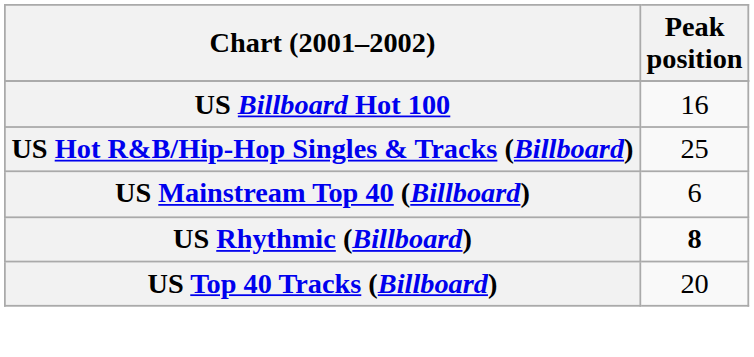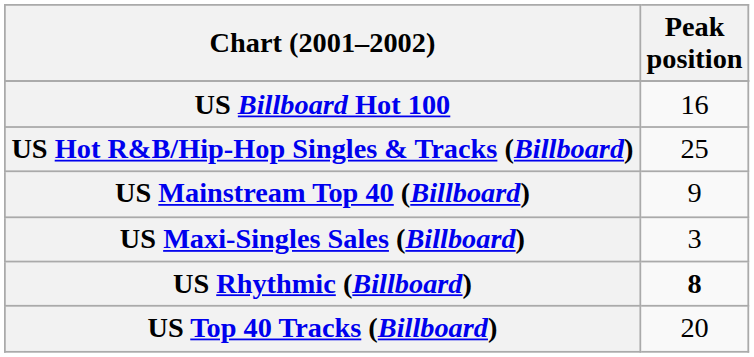(695, 193) 6 -> (695, 193) 9
+ row: (322, 238)
